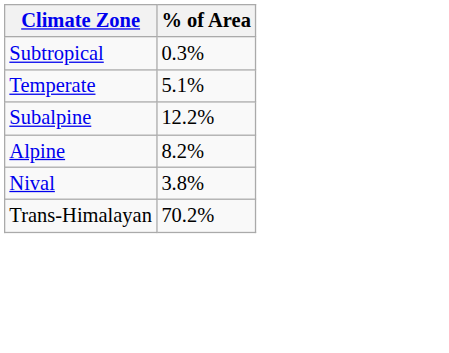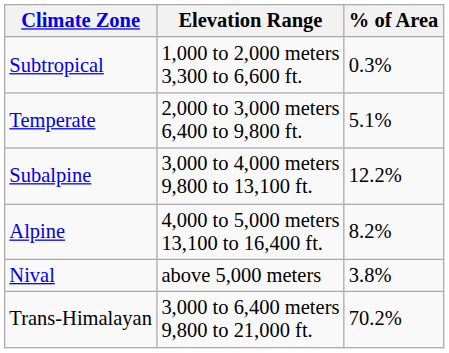+ column: (250, 20)
